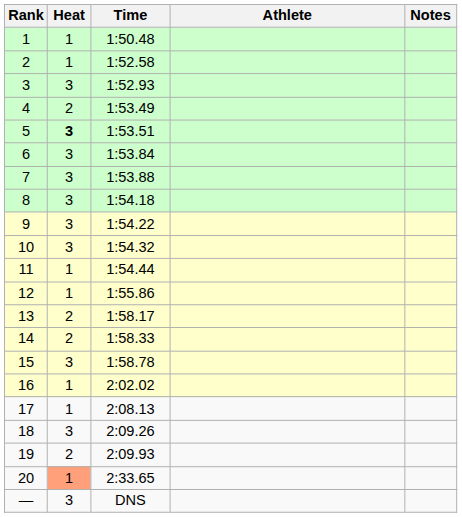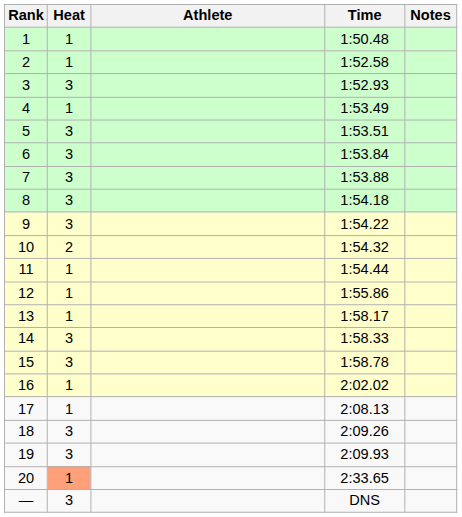columns swapped: (287, 16) <-> (130, 16)
(69, 108) 2 -> (69, 108) 1
(69, 131) bold -> (69, 131) normal
(69, 246) 3 -> (69, 246) 2
(69, 316) 2 -> (69, 316) 1
(69, 339) 2 -> (69, 339) 3
(69, 454) 2 -> (69, 454) 3
